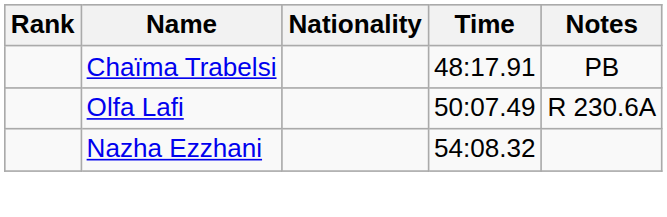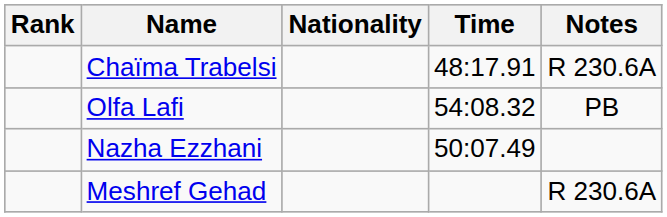(602, 66) PB -> (602, 66) R 230.6A
(485, 107) 50:07.49 -> (485, 107) 54:08.32
(602, 107) R 230.6A -> (602, 107) PB
(485, 149) 54:08.32 -> (485, 149) 50:07.49
+ row: (176, 190)
